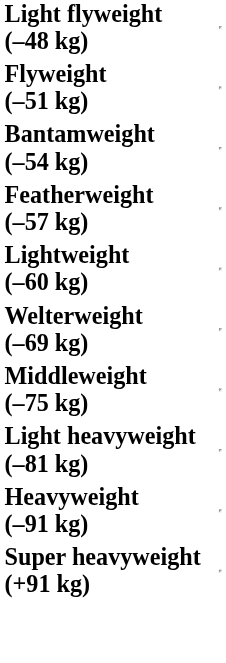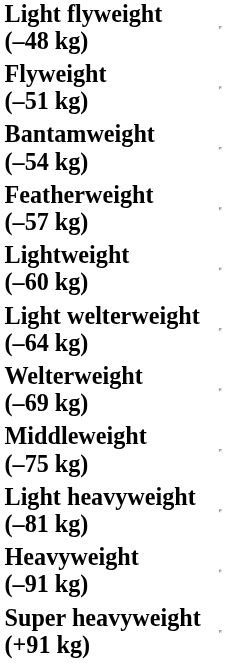+ row: (102, 329)
